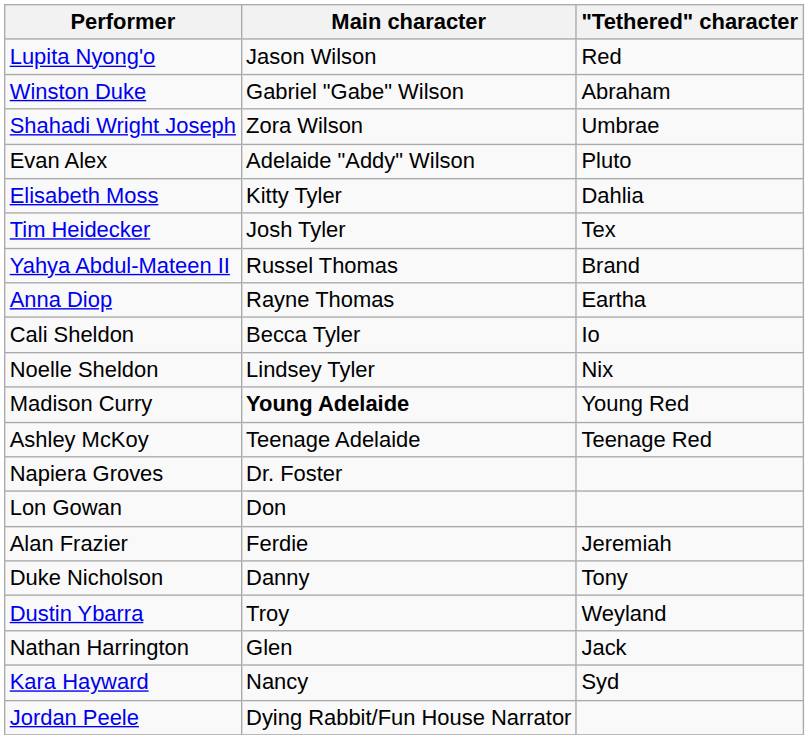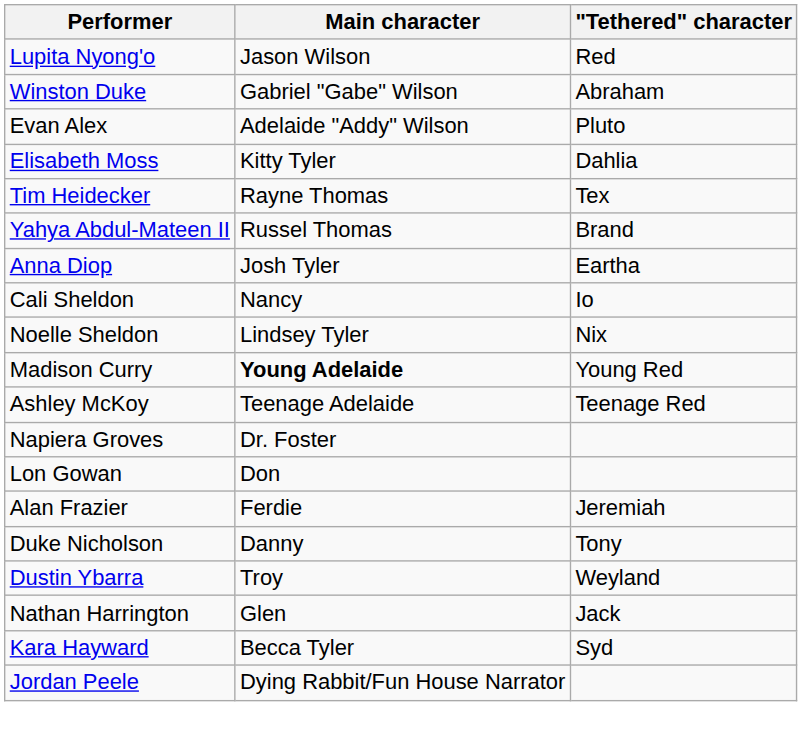- row: (123, 126)
(296, 230) Josh Tyler -> (314, 195) Rayne Thomas
(320, 299) Rayne Thomas -> (290, 265) Josh Tyler
(303, 334) Becca Tyler -> (271, 299) Nancy
(277, 682) Nancy -> (297, 647) Becca Tyler
